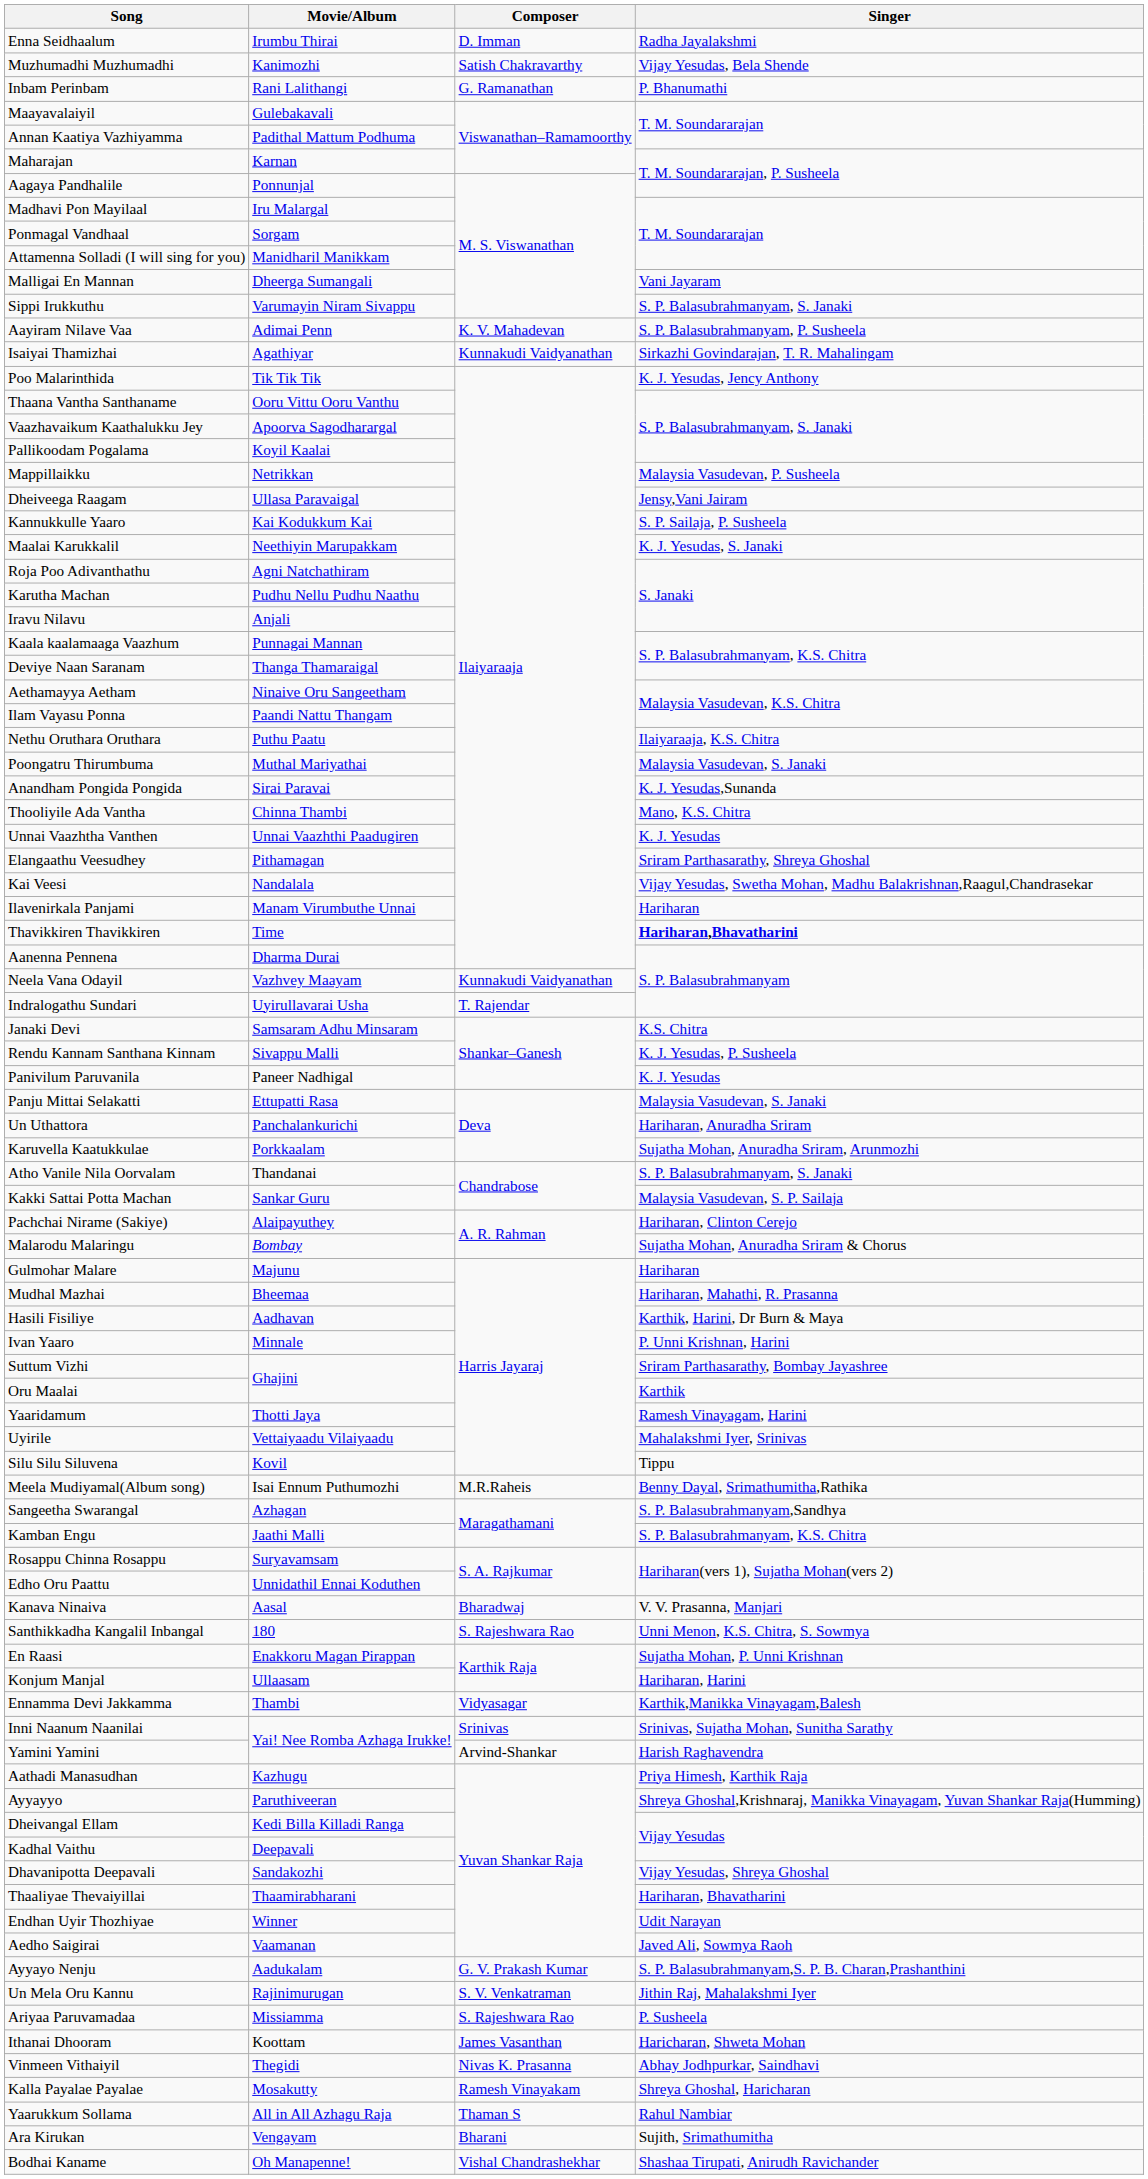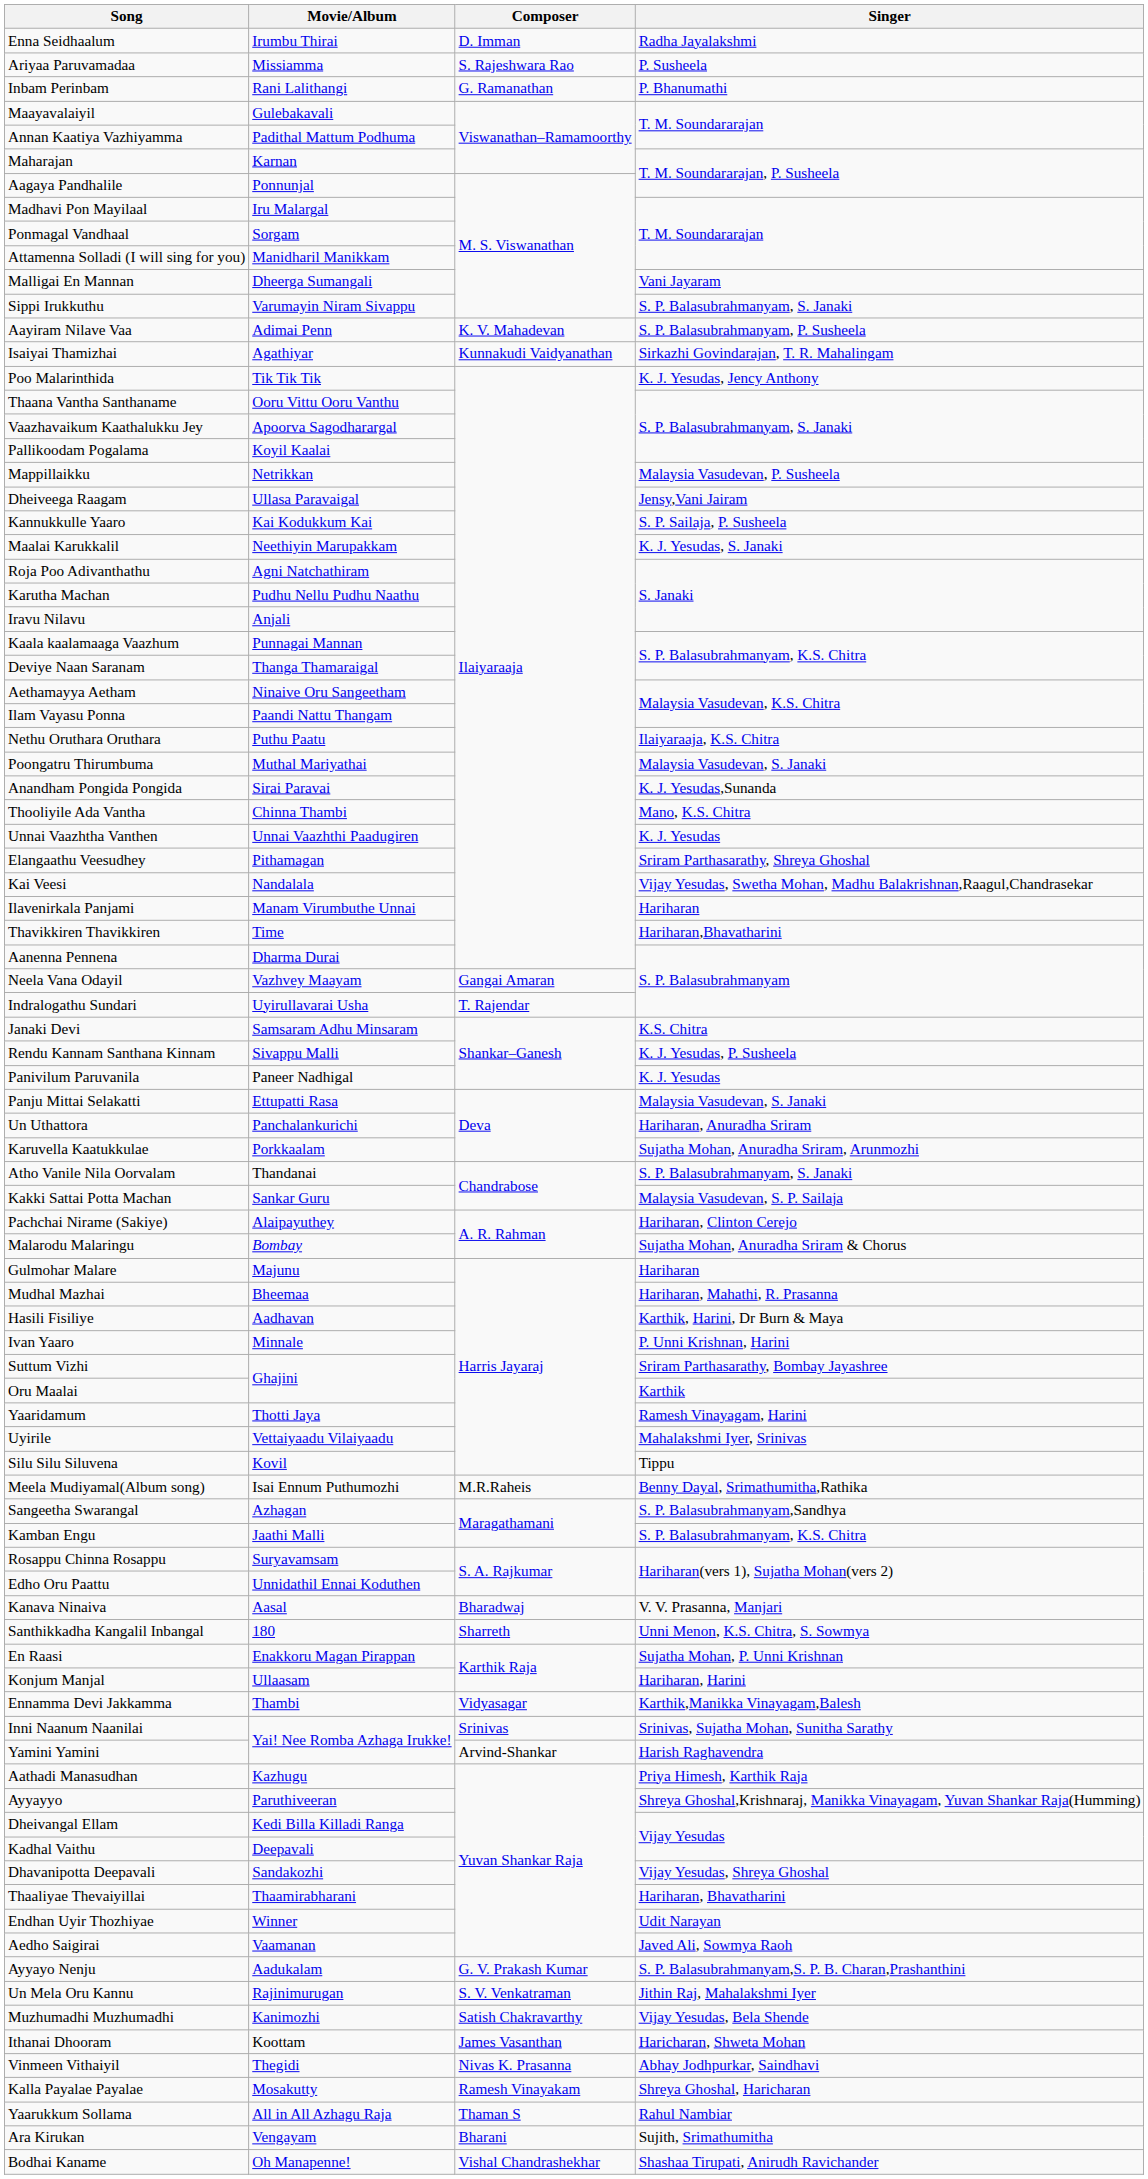rows swapped: (71, 2017) <-> (91, 64)
(718, 932) bold -> (710, 932) normal
(536, 980) Kunnakudi Vaidyanathan -> (507, 980) Gangai Amaran
(516, 1631) S. Rajeshwara Rao -> (484, 1631) Sharreth
